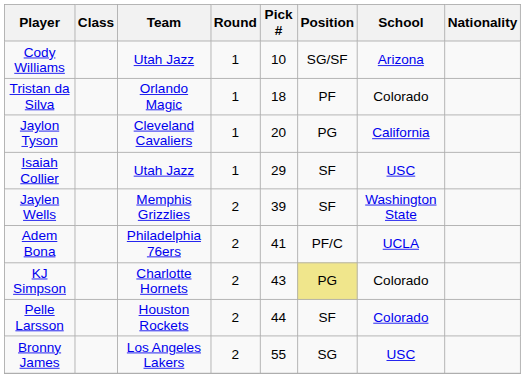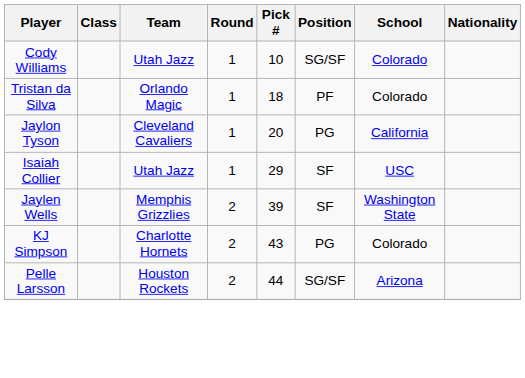(401, 59) Arizona -> (400, 59) Colorado
- row: (40, 244)
(327, 281) khaki background -> (325, 244) no background
(327, 317) SF -> (325, 281) SG/SF
(401, 317) Colorado -> (400, 281) Arizona
- row: (40, 354)
